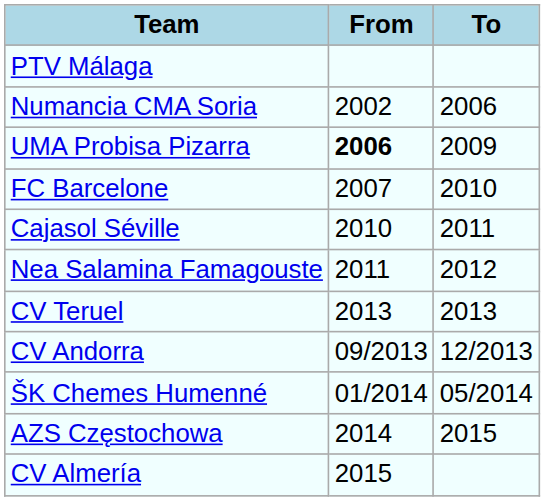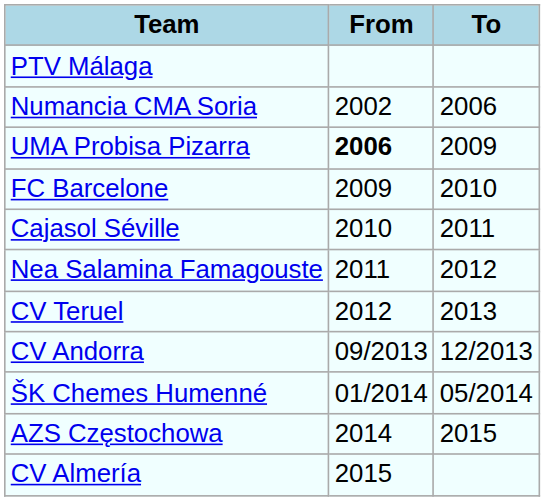(363, 188) 2007 -> (363, 188) 2009
(363, 310) 2013 -> (363, 310) 2012
